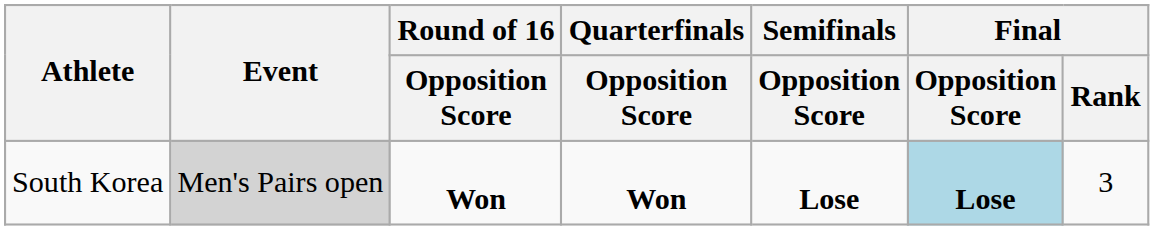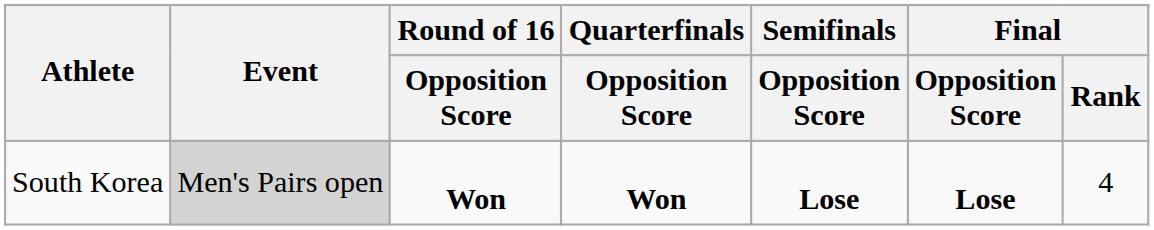(985, 200) lightblue background -> (985, 200) no background
(1106, 182) 3 -> (1106, 182) 4
